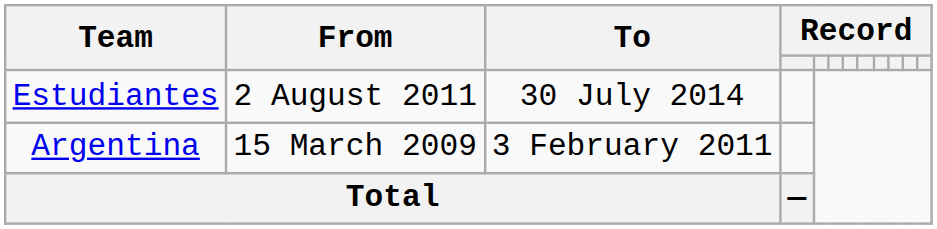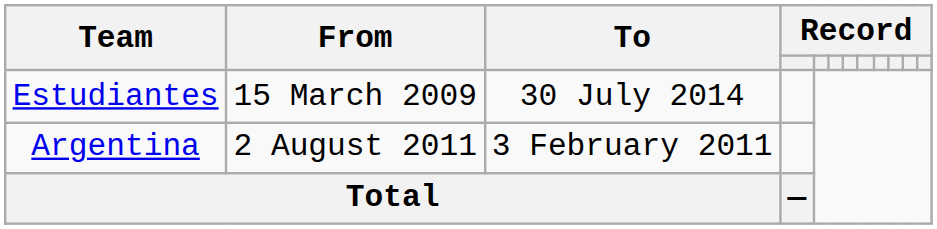(355, 96) 2 August 2011 -> (355, 96) 15 March 2009
(355, 147) 15 March 2009 -> (355, 147) 2 August 2011
